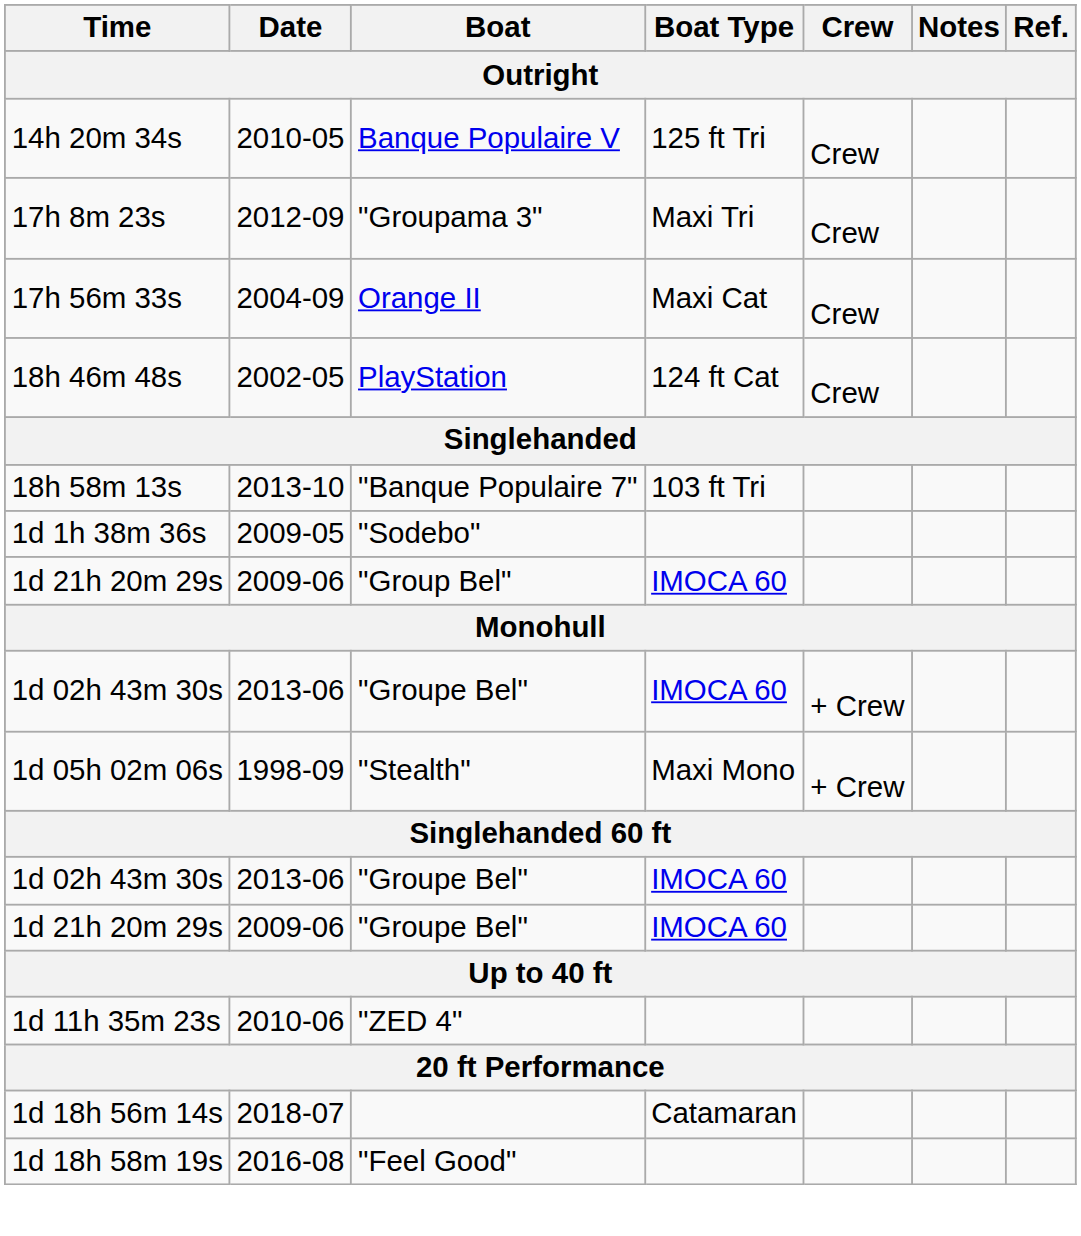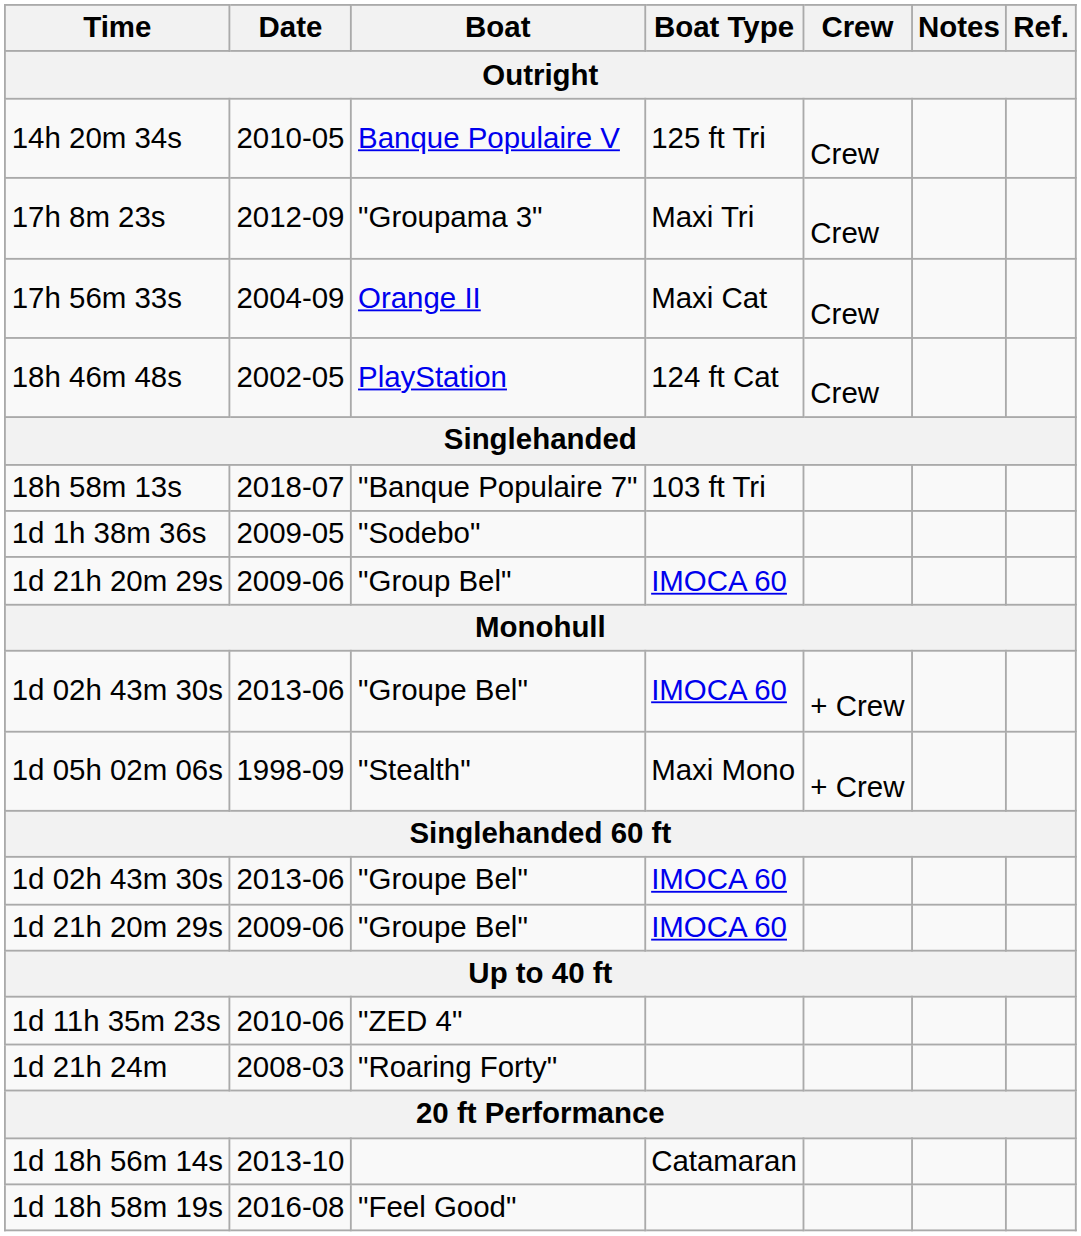(290, 487) 2013-10 -> (290, 487) 2018-07
+ row: (89, 1066)
(290, 1113) 2018-07 -> (290, 1160) 2013-10
